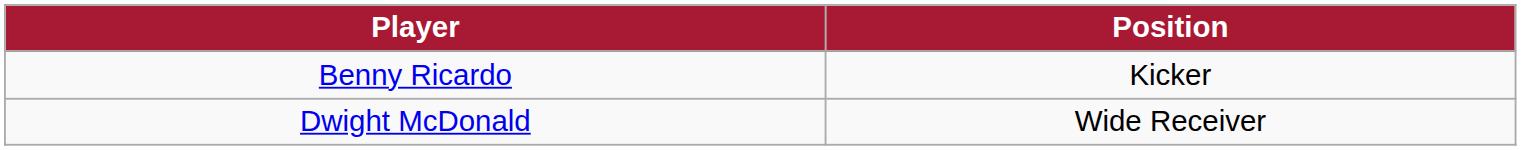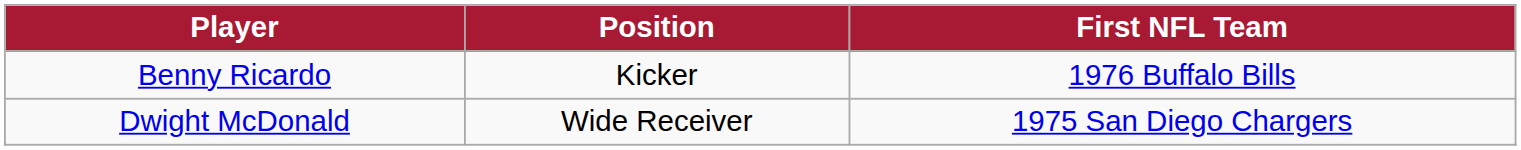+ column: (1182, 27)
